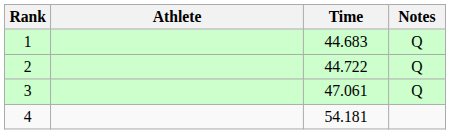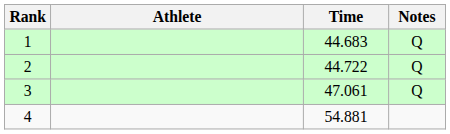(346, 116) 54.181 -> (346, 116) 54.881
